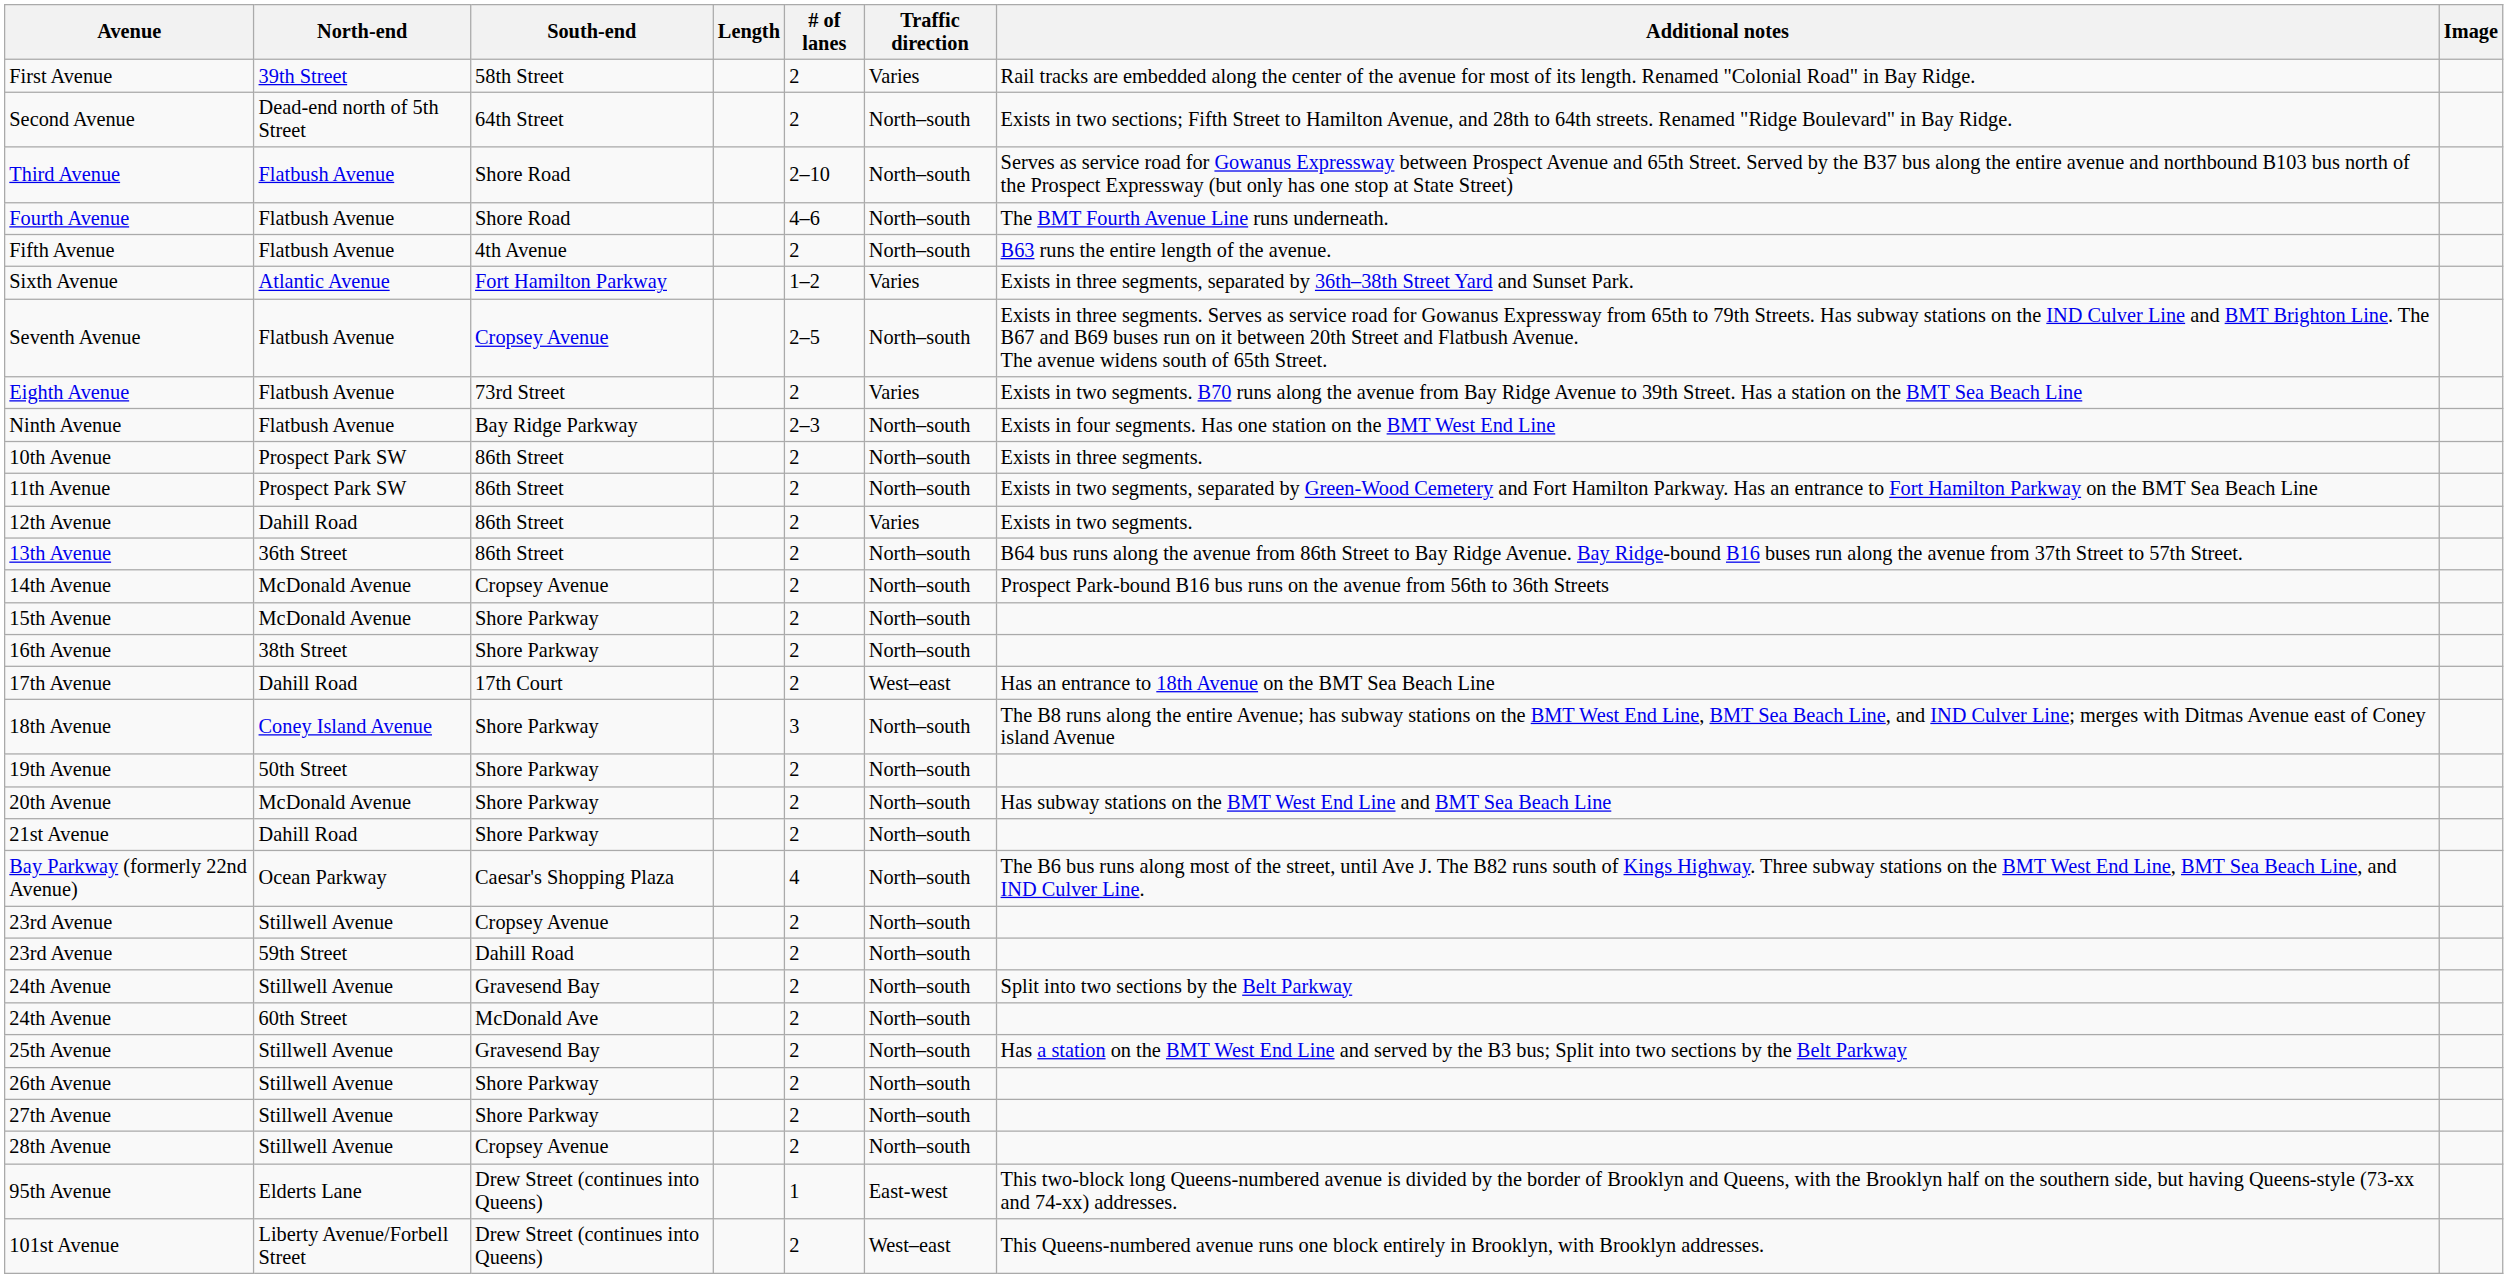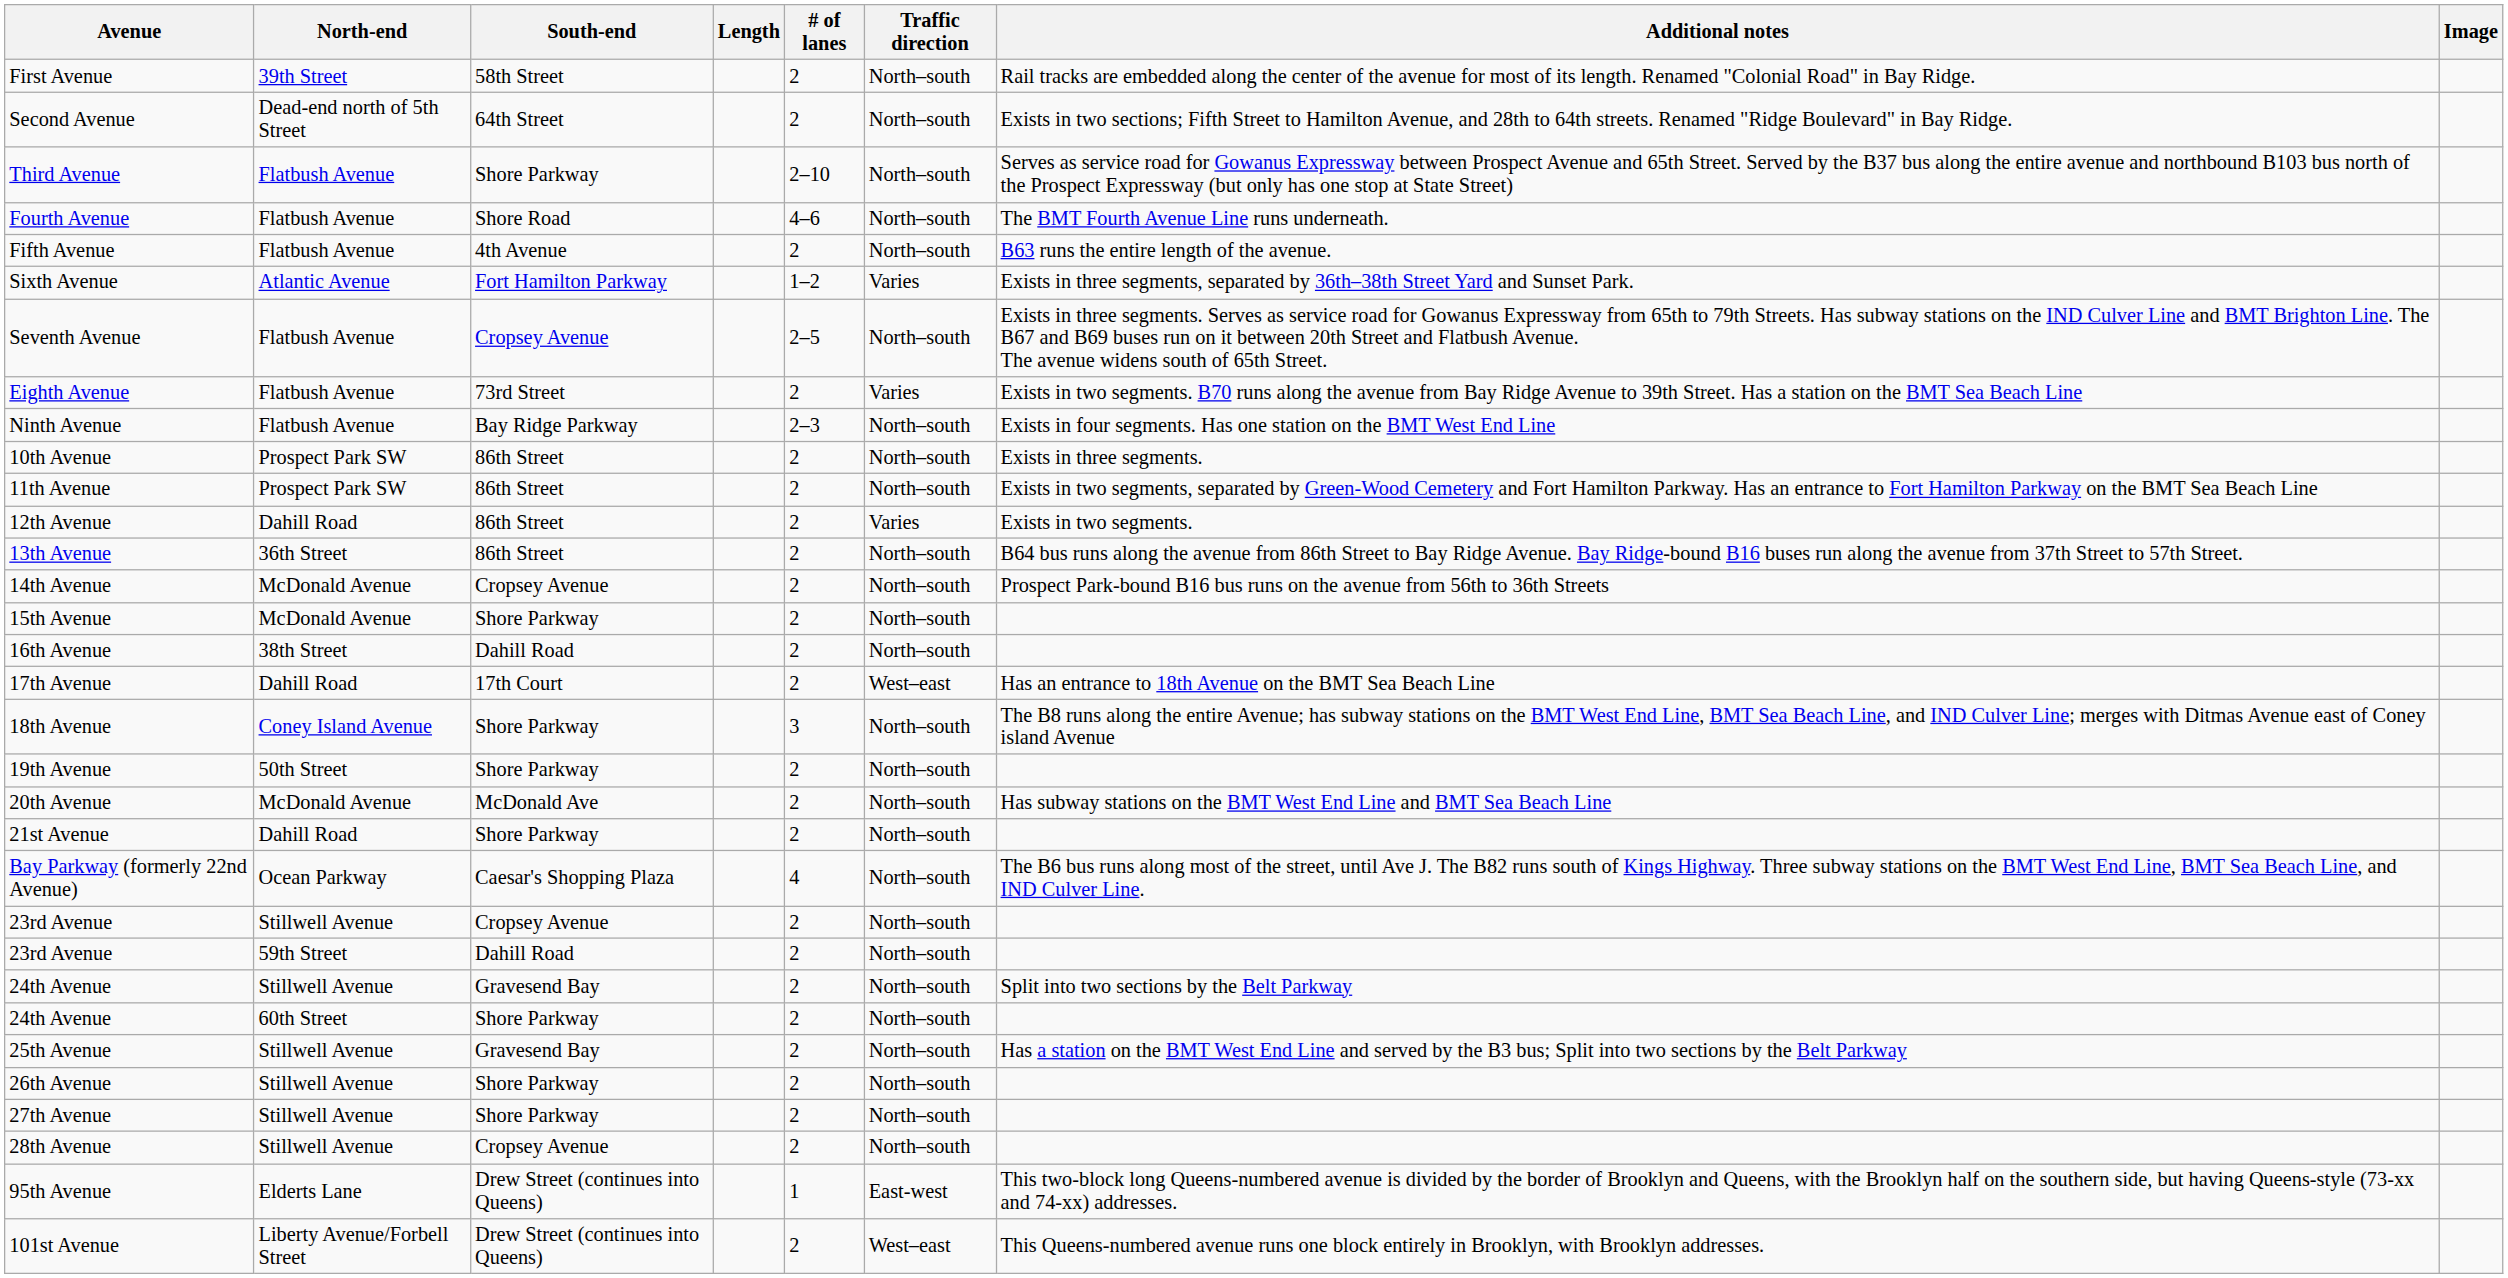(894, 75) Varies -> (920, 75) North–south
(523, 174) Shore Road -> (537, 174) Shore Parkway
(537, 650) Shore Parkway -> (524, 650) Dahill Road
(537, 802) Shore Parkway -> (537, 802) McDonald Ave
(537, 1018) McDonald Ave -> (537, 1018) Shore Parkway
